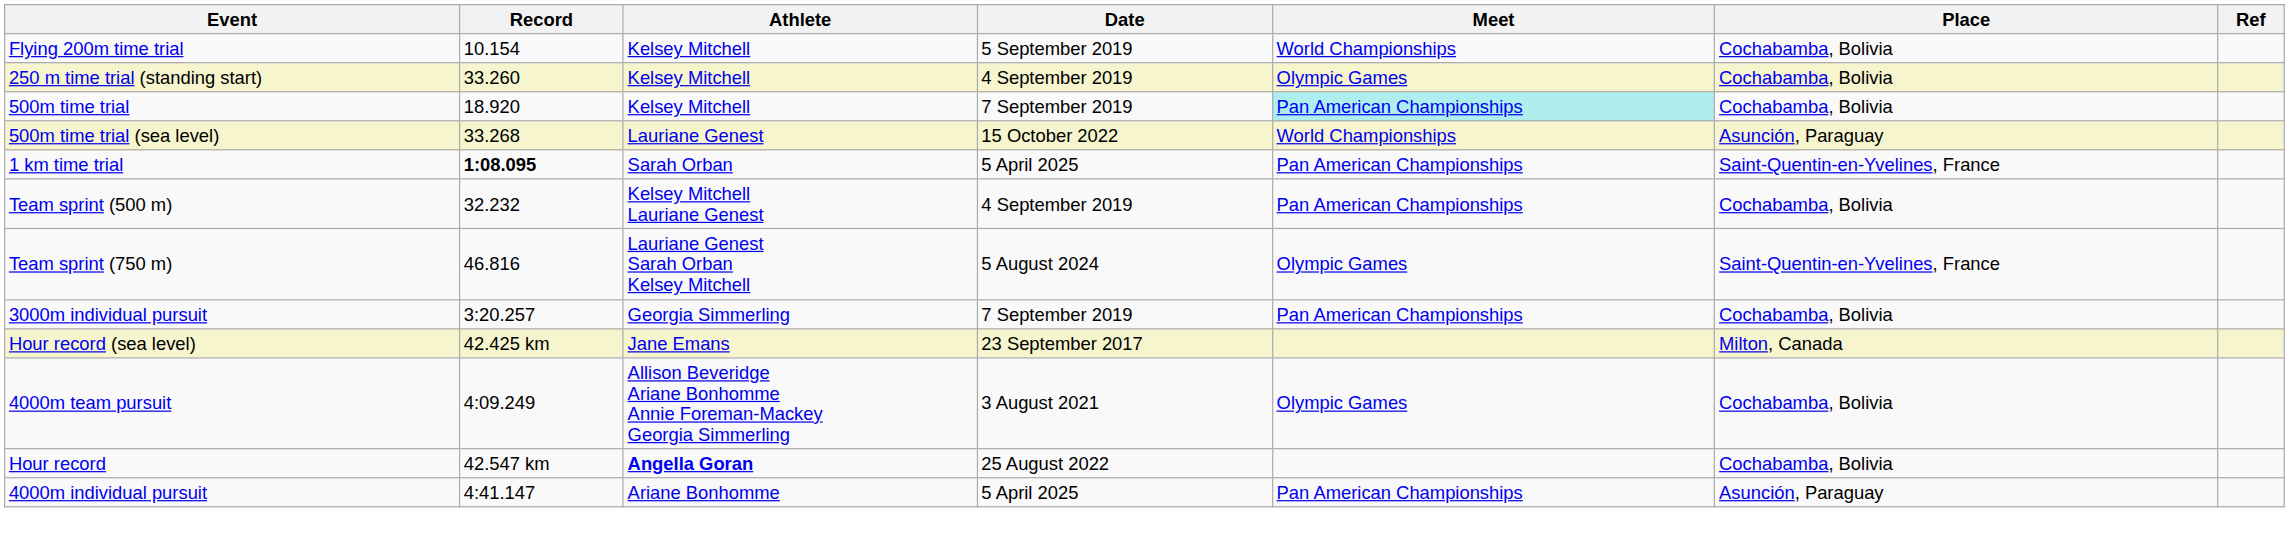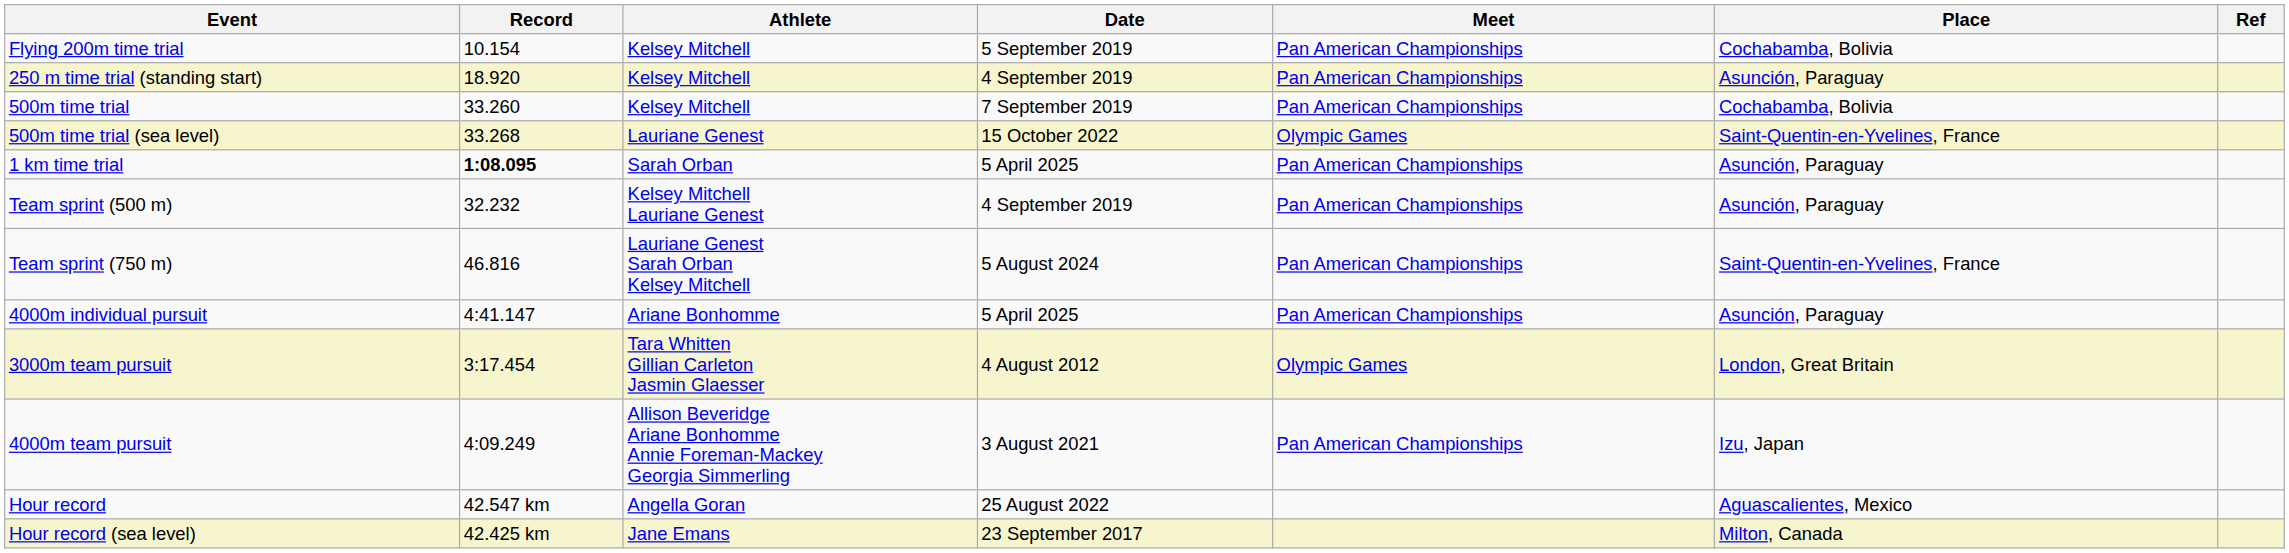(1366, 48) World Championships -> (1400, 48) Pan American Championships
(492, 78) 33.260 -> (492, 78) 18.920
(1342, 78) Olympic Games -> (1400, 78) Pan American Championships
(1806, 78) Cochabamba, Bolivia -> (1801, 78) Asunción, Paraguay
(492, 107) 18.920 -> (492, 107) 33.260
(1400, 107) paleturquoise background -> (1400, 107) no background
(1366, 136) World Championships -> (1342, 136) Olympic Games
(1801, 136) Asunción, Paraguay -> (1860, 136) Saint-Quentin-en-Yvelines, France
(1860, 165) Saint-Quentin-en-Yvelines, France -> (1801, 165) Asunción, Paraguay
(1806, 204) Cochabamba, Bolivia -> (1801, 204) Asunción, Paraguay
(1342, 264) Olympic Games -> (1400, 264) Pan American Championships
- row: (108, 314)
rows swapped: (108, 492) <-> (102, 343)
+ row: (90, 364)
(1342, 403) Olympic Games -> (1400, 444) Pan American Championships
(1806, 403) Cochabamba, Bolivia -> (1761, 444) Izu, Japan
(690, 463) bold -> (686, 504) normal
(1806, 463) Cochabamba, Bolivia -> (1816, 504) Aguascalientes, Mexico
